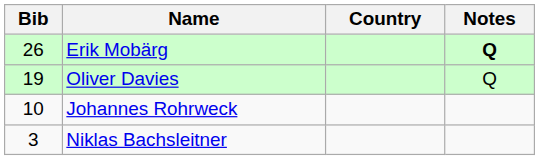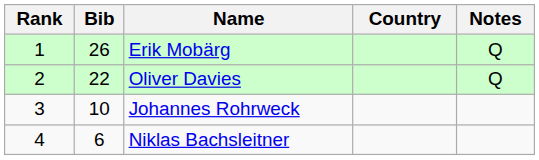+ column: (40, 19)
(490, 49) bold -> (495, 49) normal
(33, 79) 19 -> (99, 79) 22
(33, 139) 3 -> (99, 139) 6
